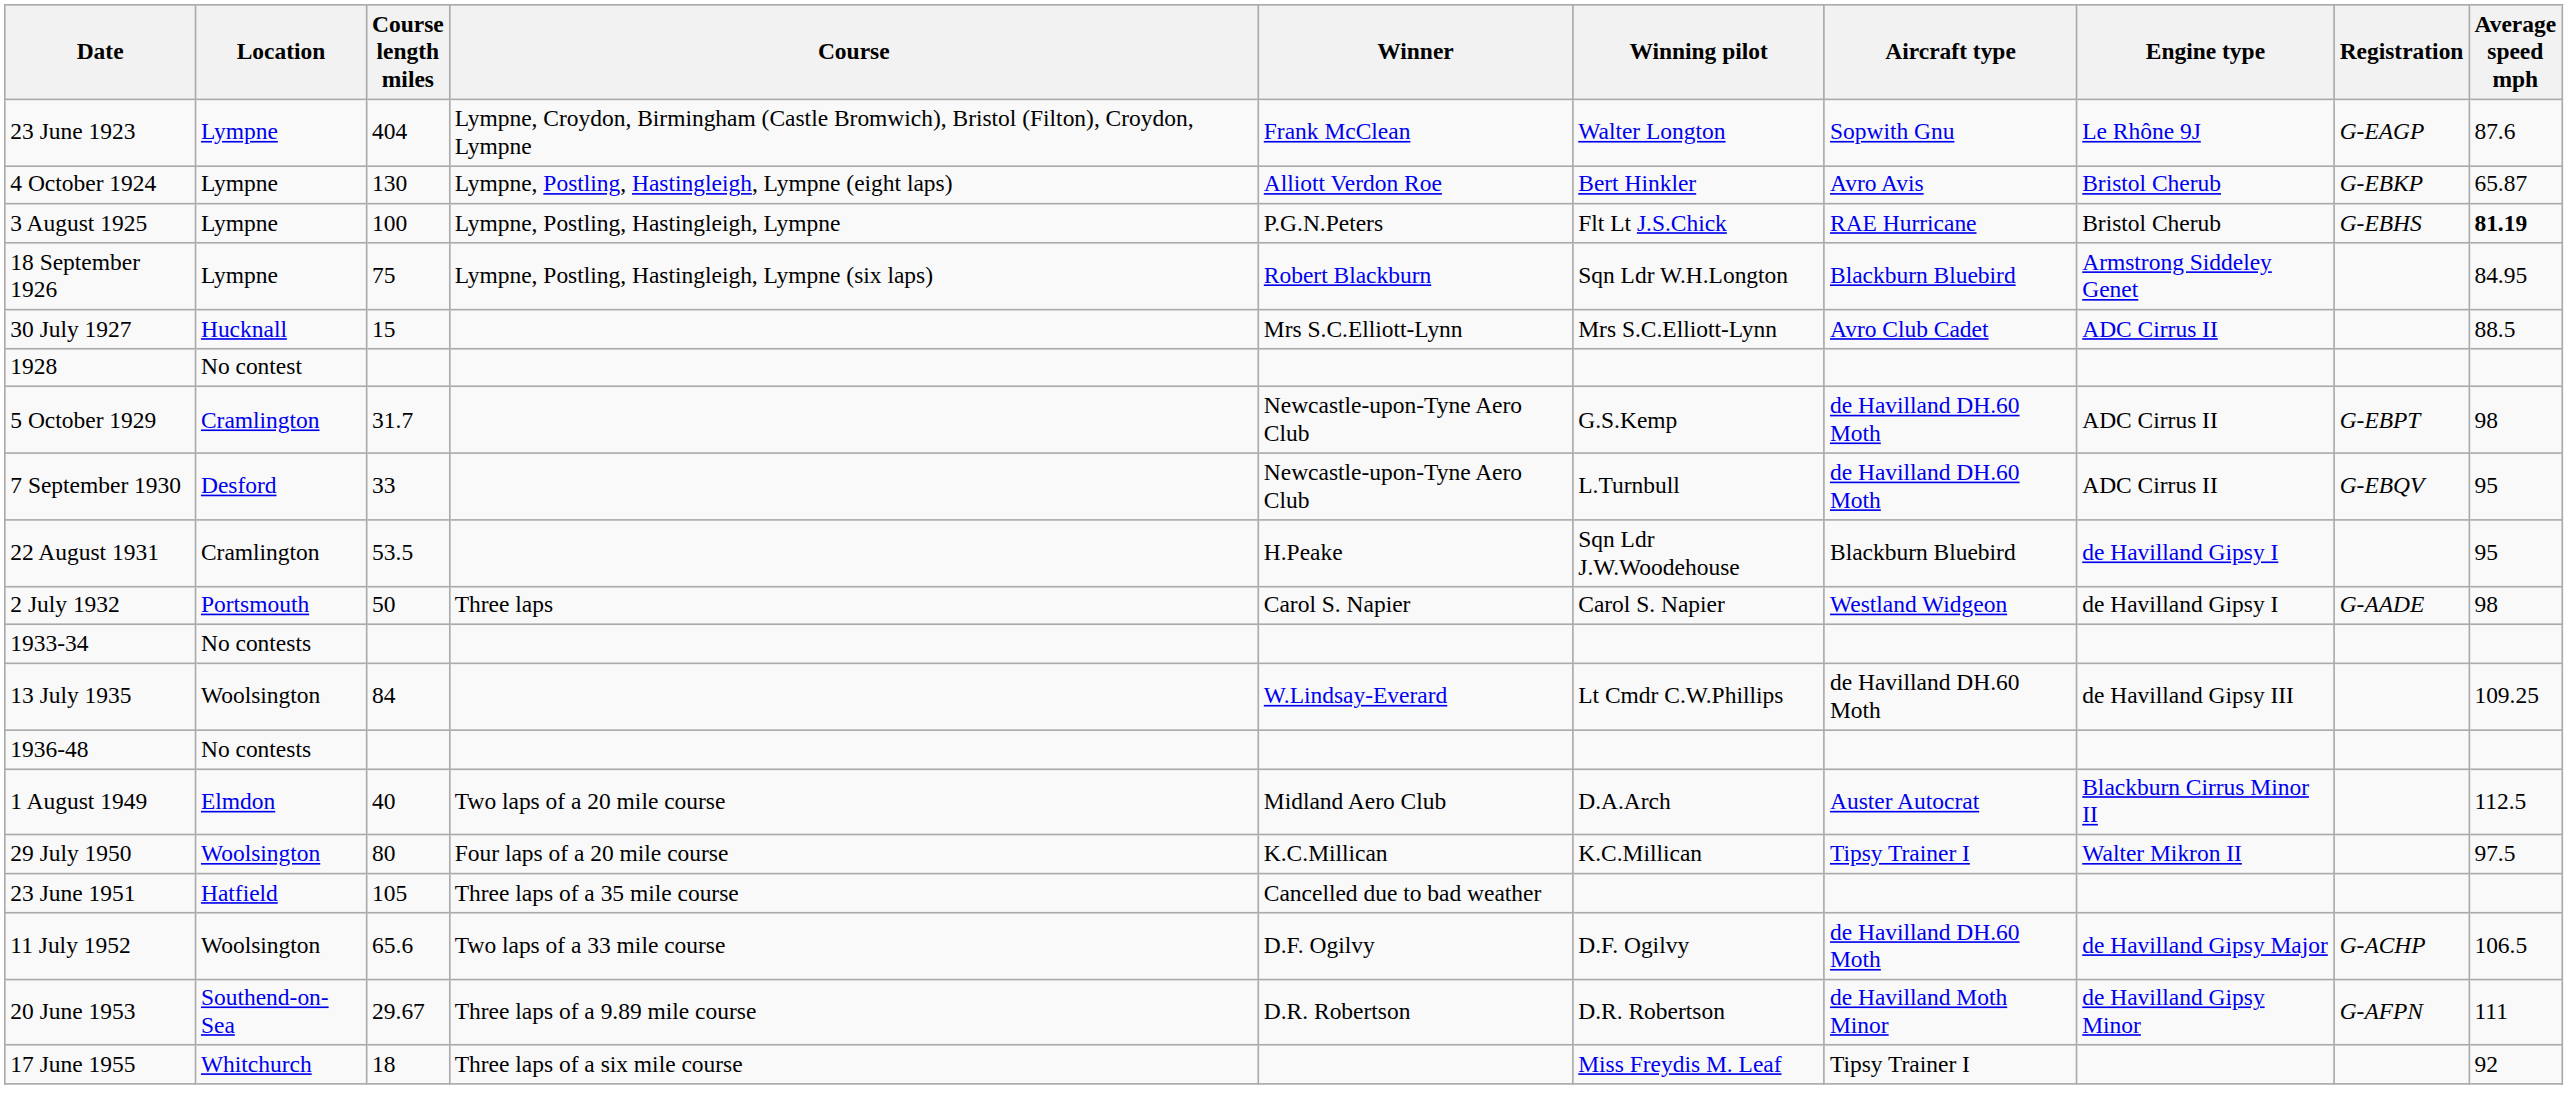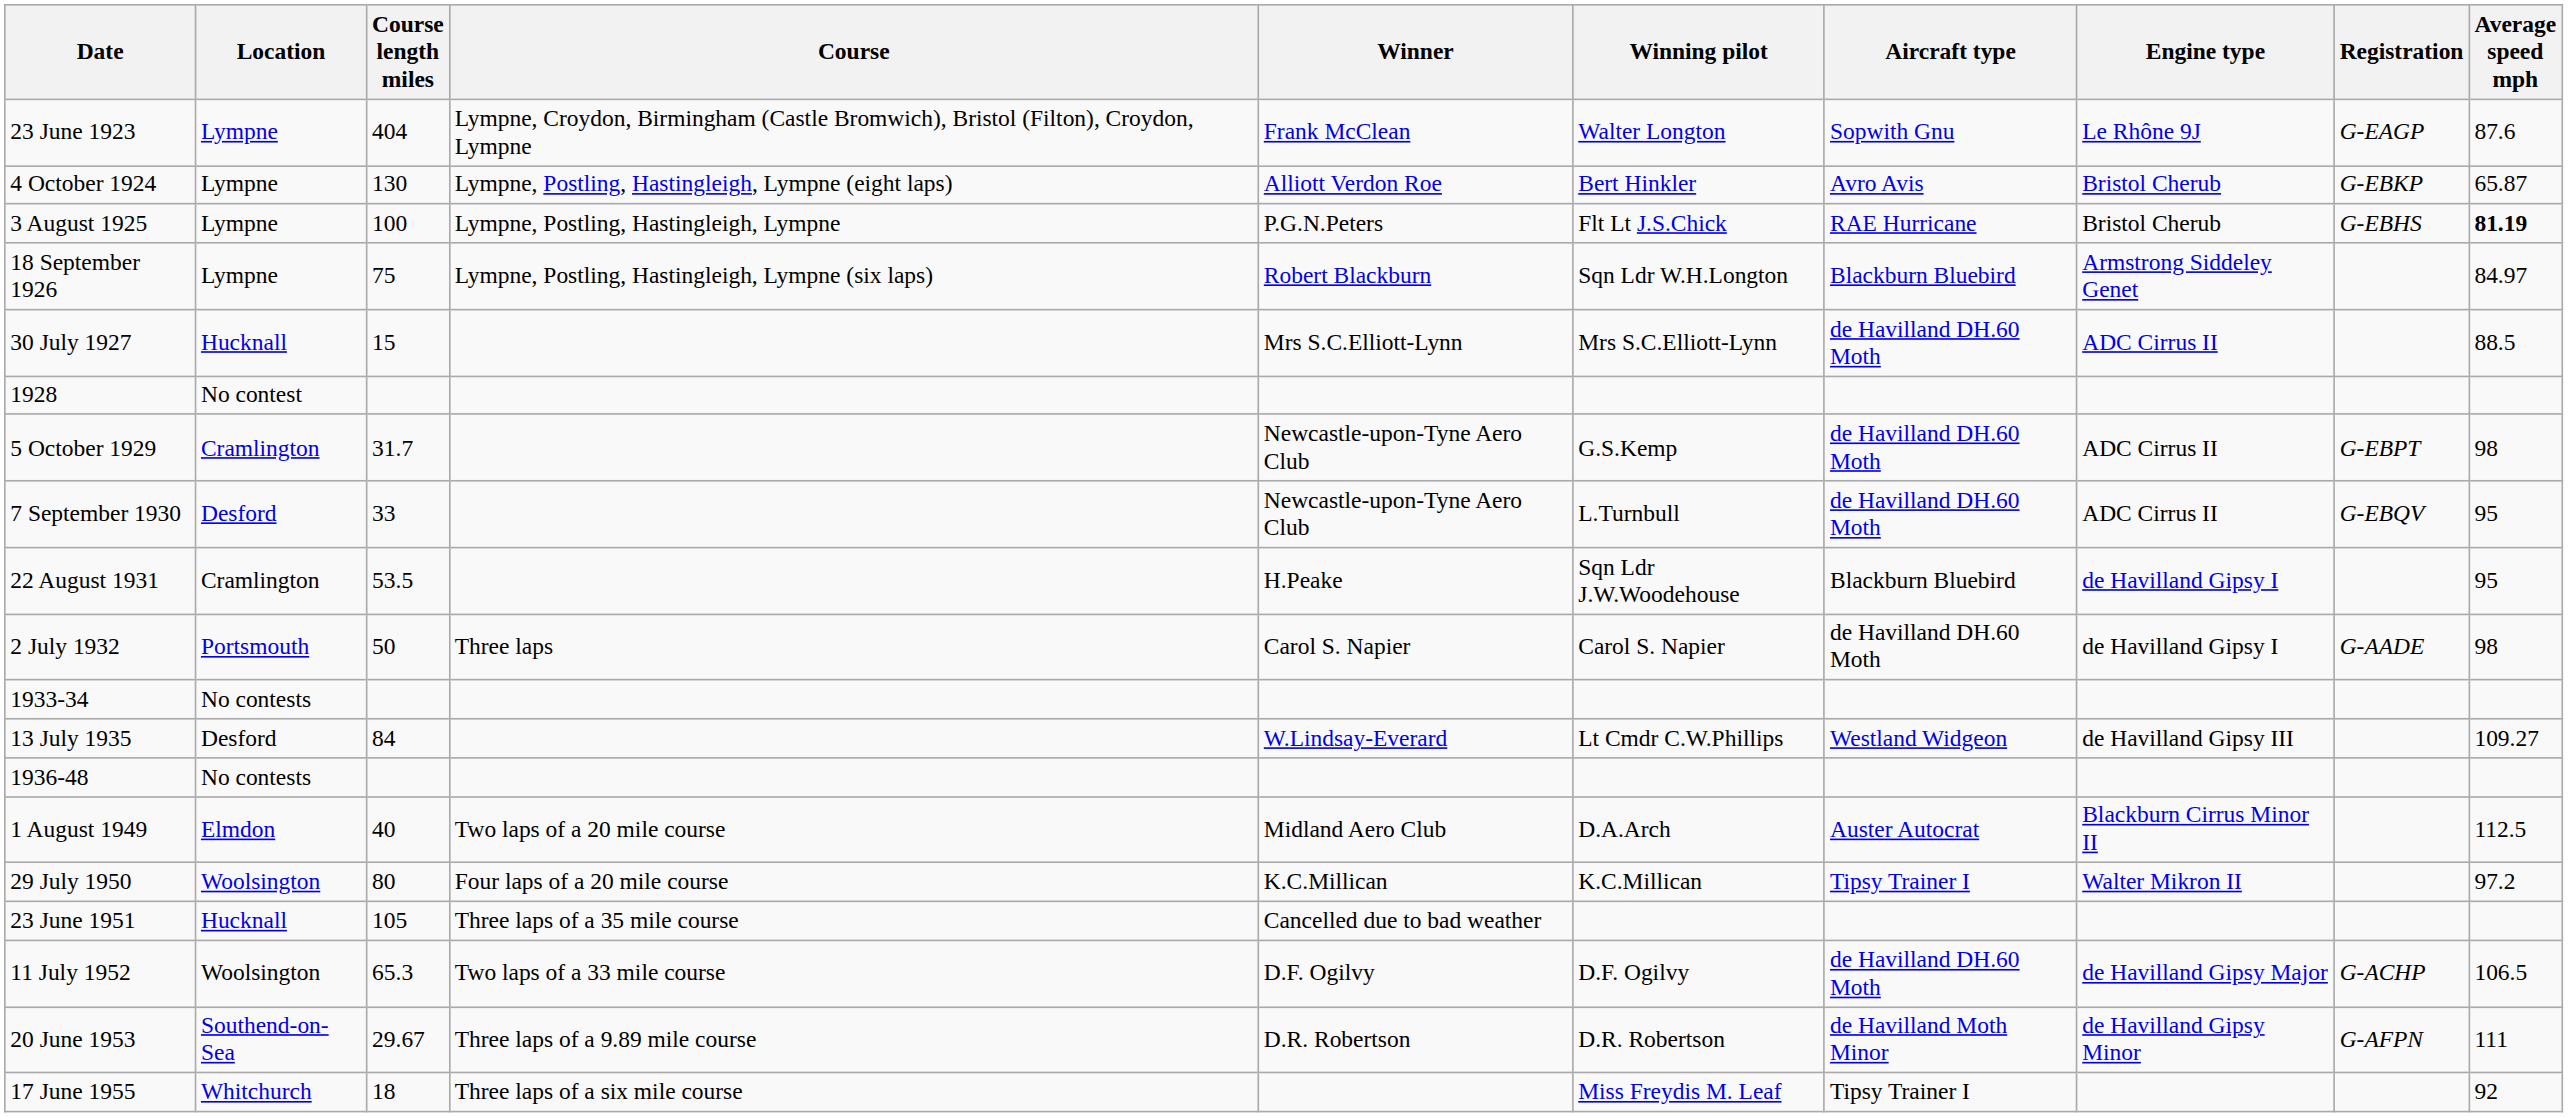(2501, 276) 84.95 -> (2501, 276) 84.97
(1909, 328) Avro Club Cadet -> (1925, 342) de Havilland DH.60 Moth
(1919, 605) Westland Widgeon -> (1925, 646) de Havilland DH.60 Moth
(261, 696) Woolsington -> (239, 738) Desford
(1925, 696) de Havilland DH.60 Moth -> (1919, 738) Westland Widgeon
(2507, 696) 109.25 -> (2507, 738) 109.27
(2495, 854) 97.5 -> (2495, 882) 97.2
(239, 893) Hatfield -> (244, 920) Hucknall
(393, 945) 65.6 -> (393, 973) 65.3
